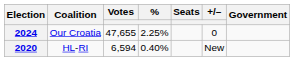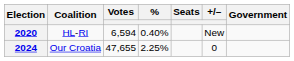rows swapped: (26, 48) <-> (26, 32)
